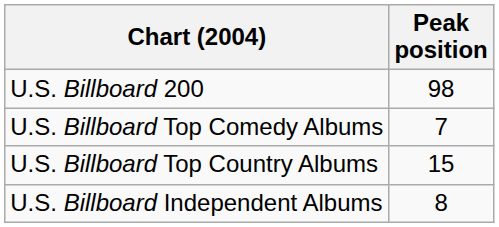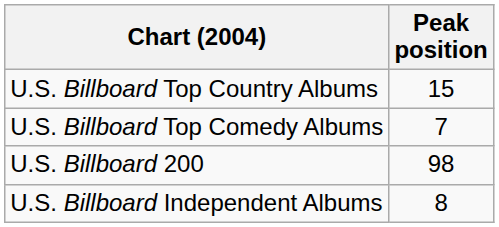rows swapped: (107, 88) <-> (194, 164)
